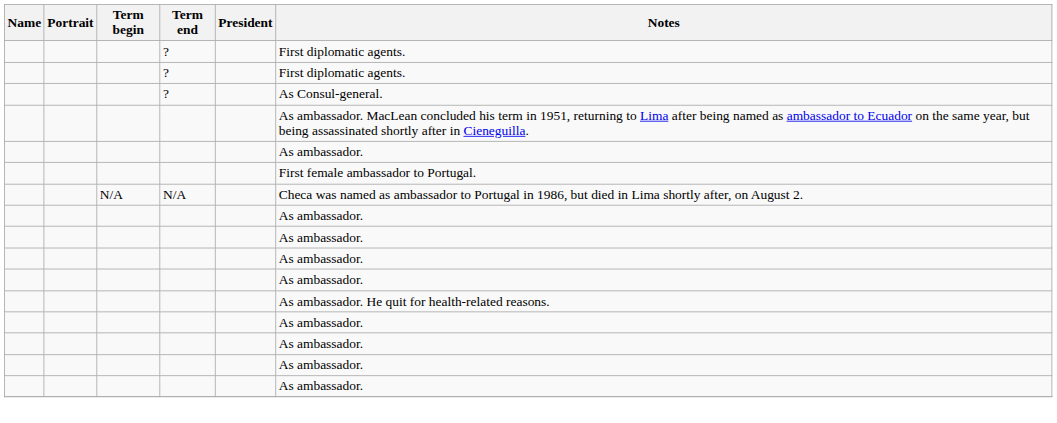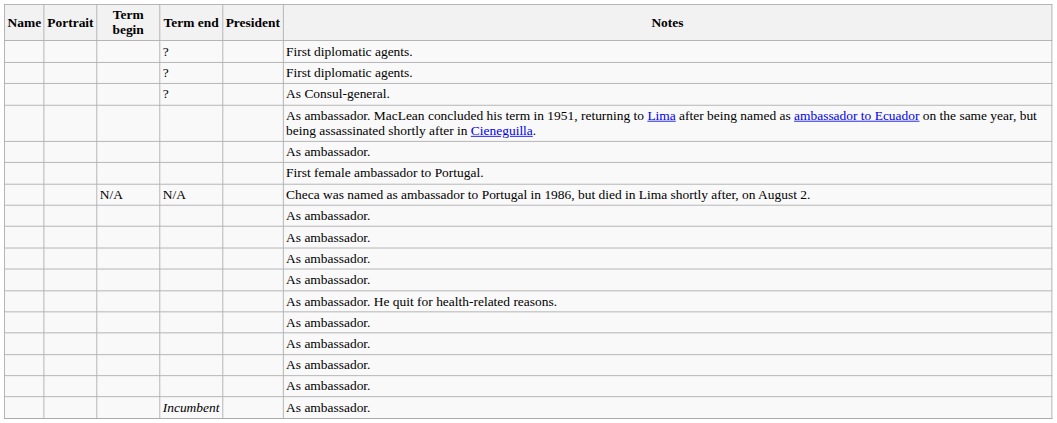+ row: (128, 408)
